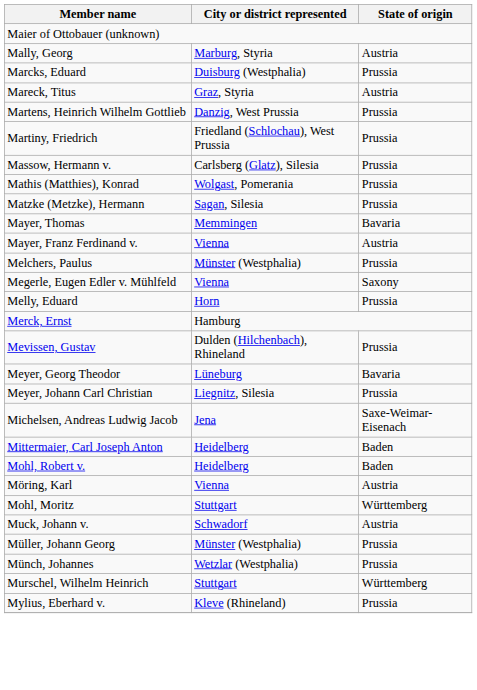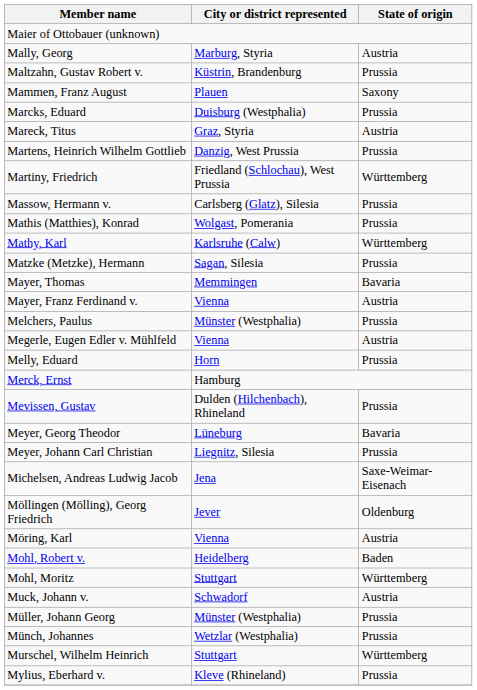+ row: (75, 72)
+ row: (67, 92)
(380, 138) Prussia -> (395, 177) Württemberg
+ row: (37, 243)
(380, 282) Saxony -> (380, 340) Austria
- row: (85, 446)
+ row: (77, 512)
rows swapped: (40, 485) <-> (46, 466)
